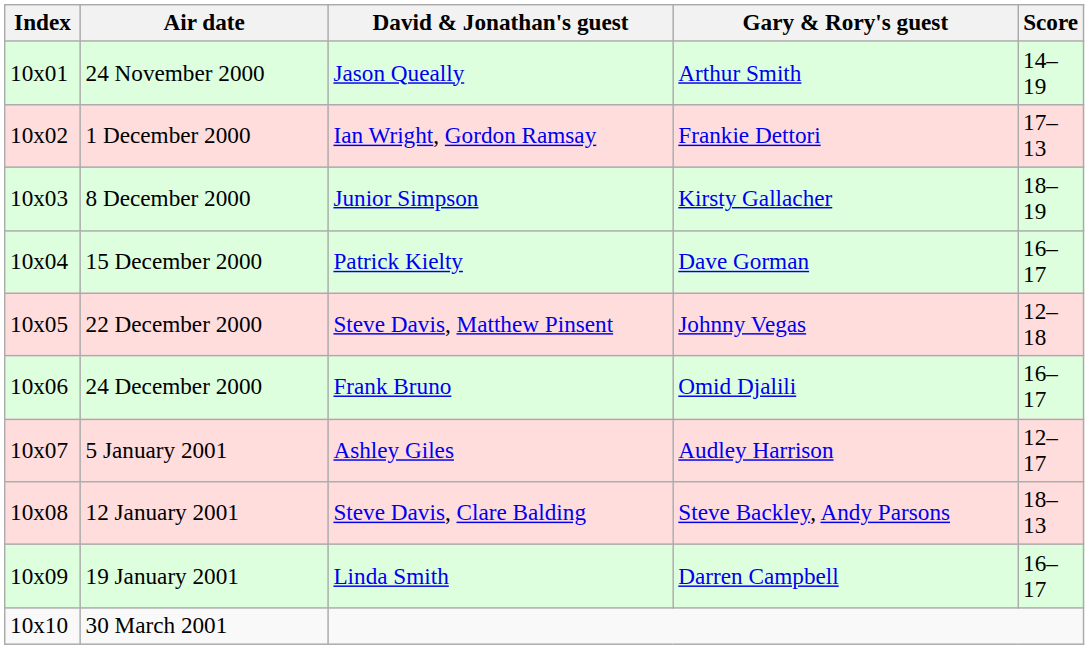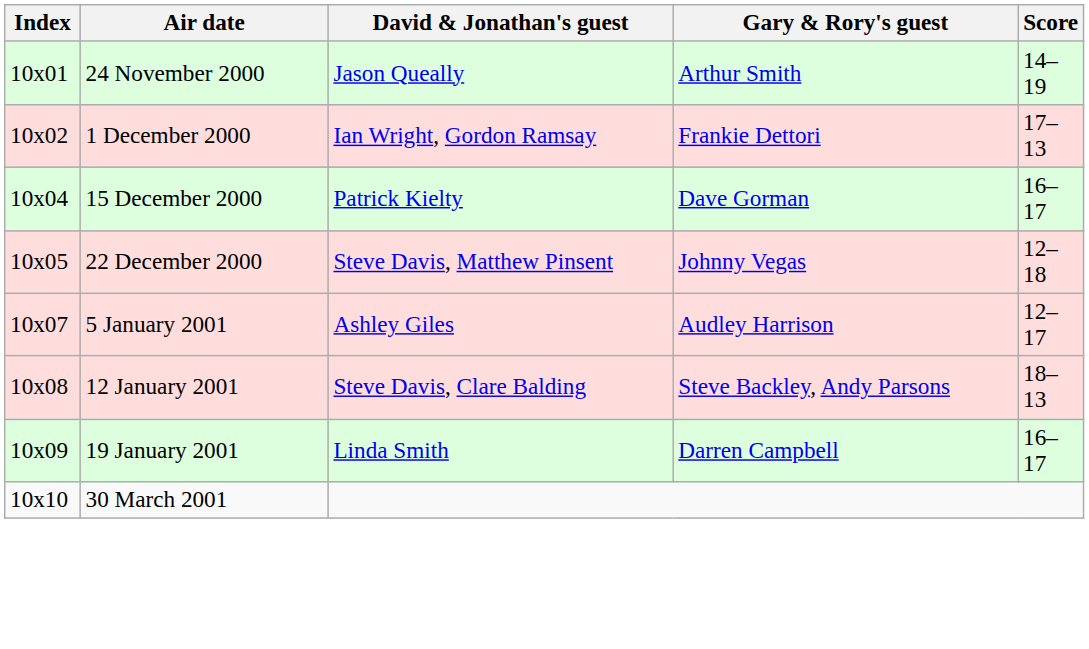- row: (168, 198)
- row: (174, 387)
